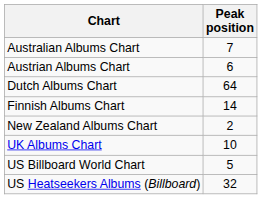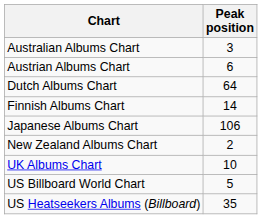(230, 47) 7 -> (230, 47) 3
+ row: (73, 125)
(230, 184) 32 -> (230, 203) 35
